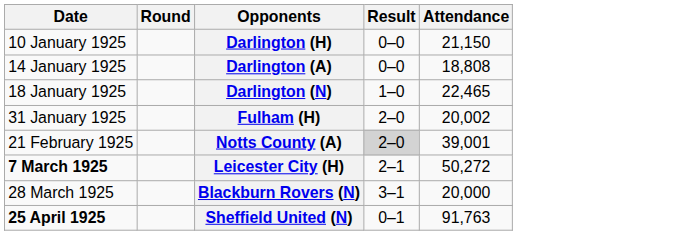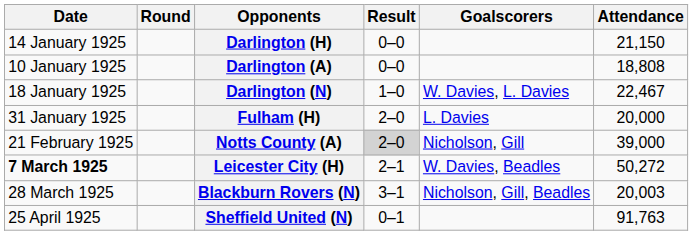+ column: (507, 17)
(67, 42) 10 January 1925 -> (67, 42) 14 January 1925
(67, 67) 14 January 1925 -> (67, 67) 10 January 1925
(466, 92) 22,465 -> (641, 92) 22,467
(466, 117) 20,002 -> (641, 117) 20,000
(466, 142) 39,001 -> (641, 142) 39,000
(466, 192) 20,000 -> (641, 192) 20,003
(57, 218) bold -> (54, 218) normal
